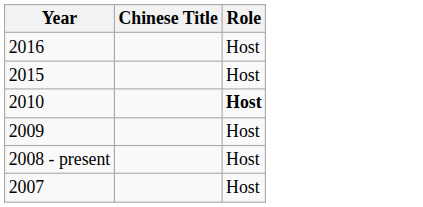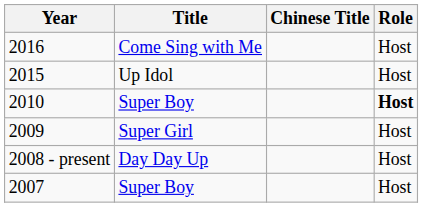+ column: (190, 18)
